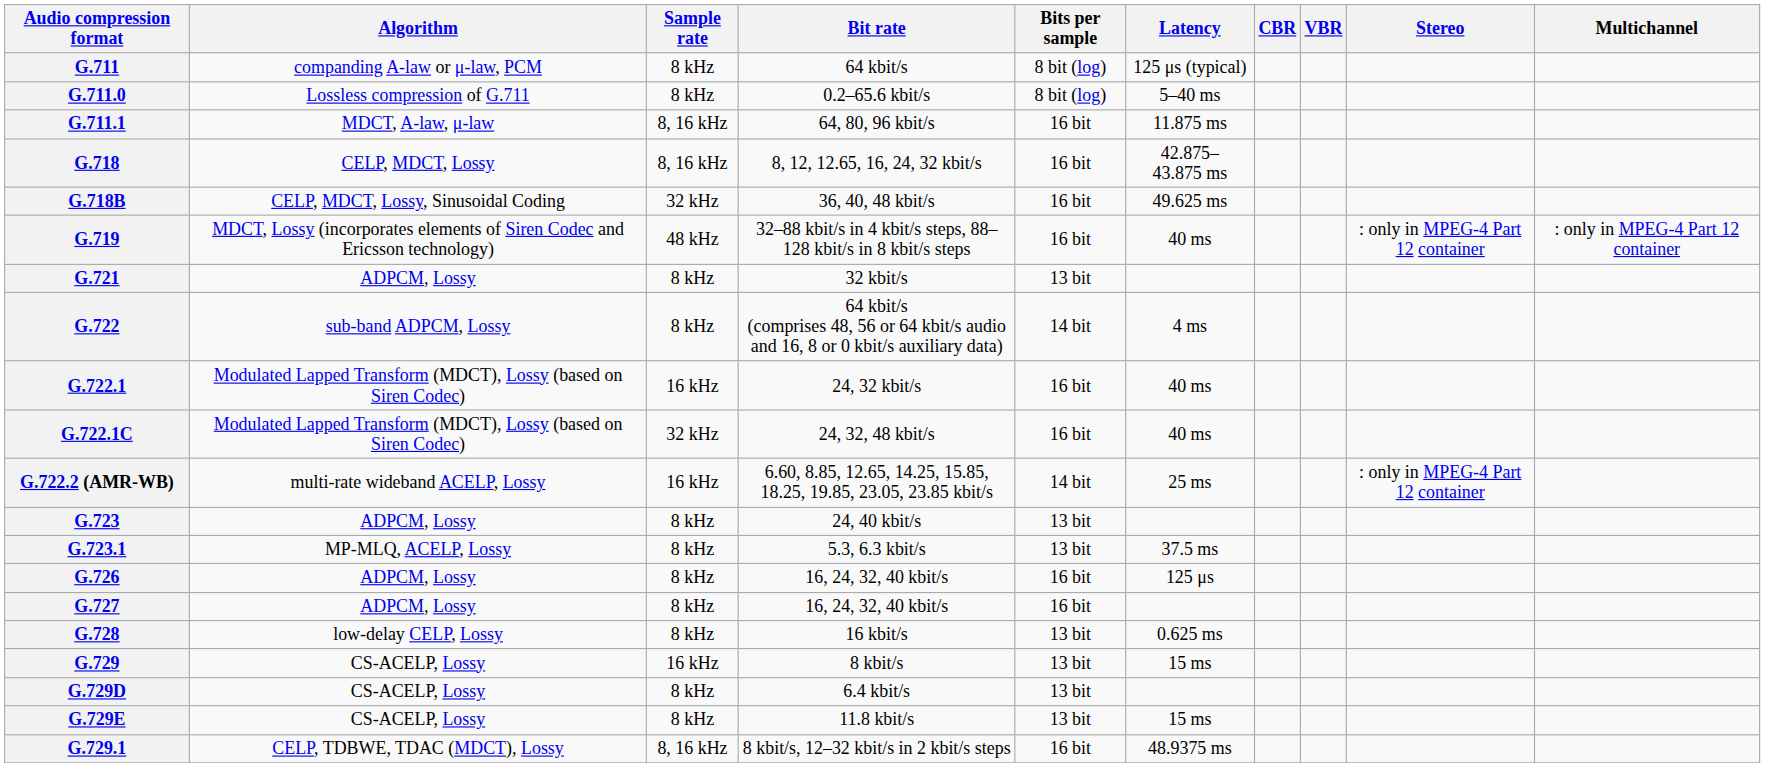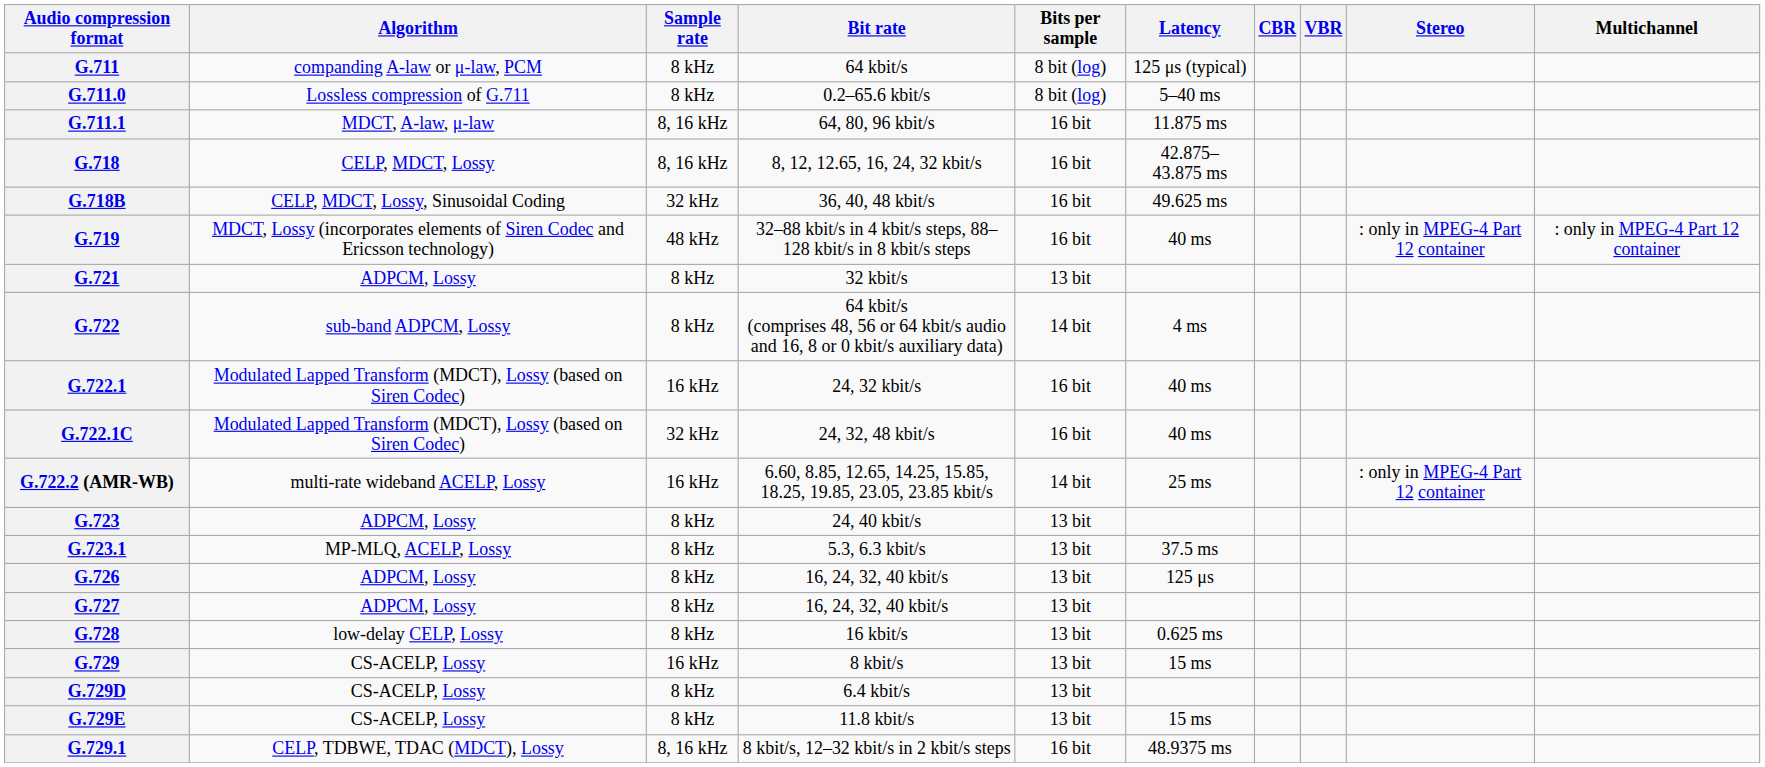(1070, 577) 16 bit -> (1070, 577) 13 bit
(1070, 606) 16 bit -> (1070, 606) 13 bit
